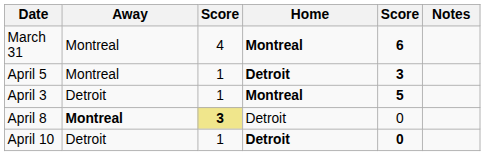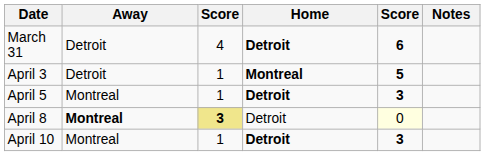(92, 44) Montreal -> (86, 44) Detroit
(274, 44) Montreal -> (268, 44) Detroit
rows swapped: (27, 96) <-> (27, 74)
(400, 118) no background -> (400, 118) lightyellow background
(86, 140) Detroit -> (92, 140) Montreal
(400, 140) 0 -> (400, 140) 3
